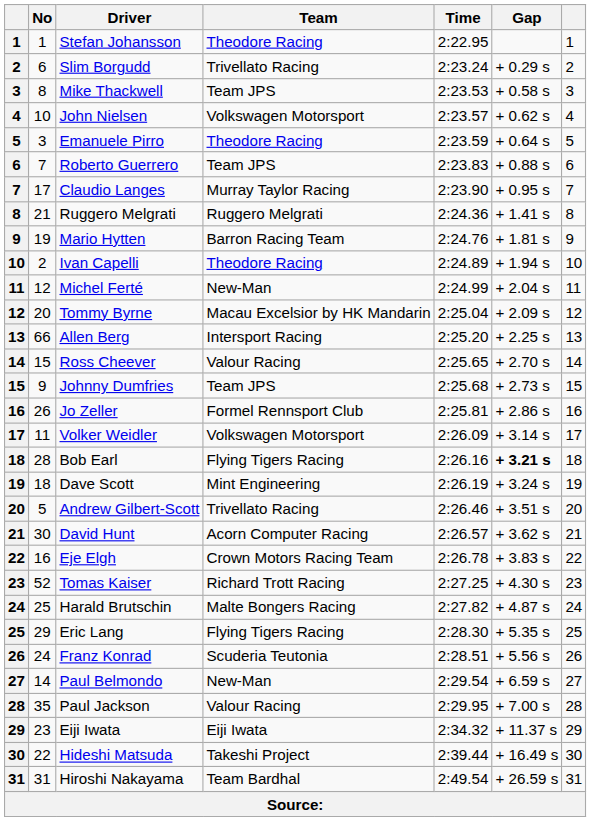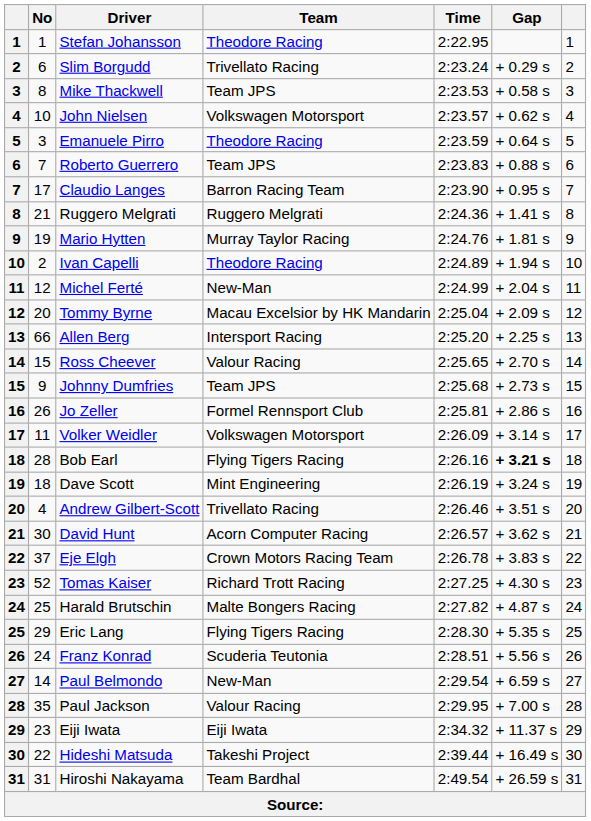(278, 189) Murray Taylor Racing -> (275, 189) Barron Racing Team
(275, 238) Barron Racing Team -> (278, 238) Murray Taylor Racing
(42, 509) 5 -> (42, 509) 4
(42, 558) 16 -> (42, 558) 37
